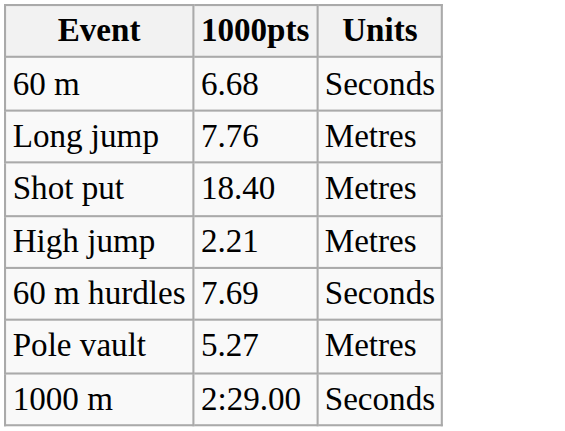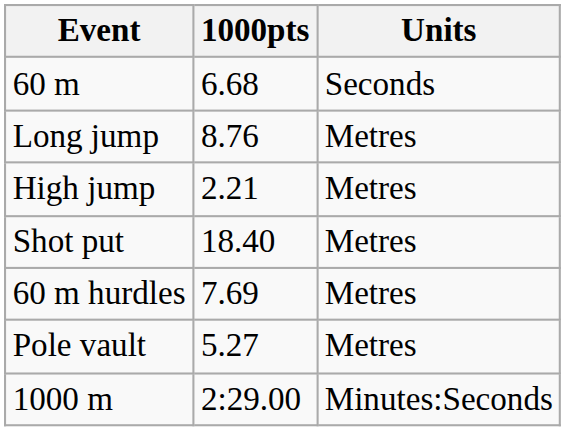(230, 135) 7.76 -> (230, 135) 8.76
rows swapped: (68, 188) <-> (84, 240)
(380, 293) Seconds -> (371, 293) Metres
(380, 398) Seconds -> (439, 398) Minutes:Seconds
